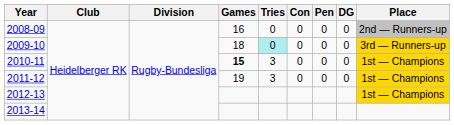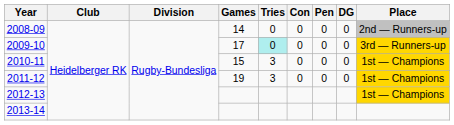(238, 29) 16 -> (238, 29) 14
(238, 45) 18 -> (238, 45) 17
(238, 62) bold -> (238, 62) normal
